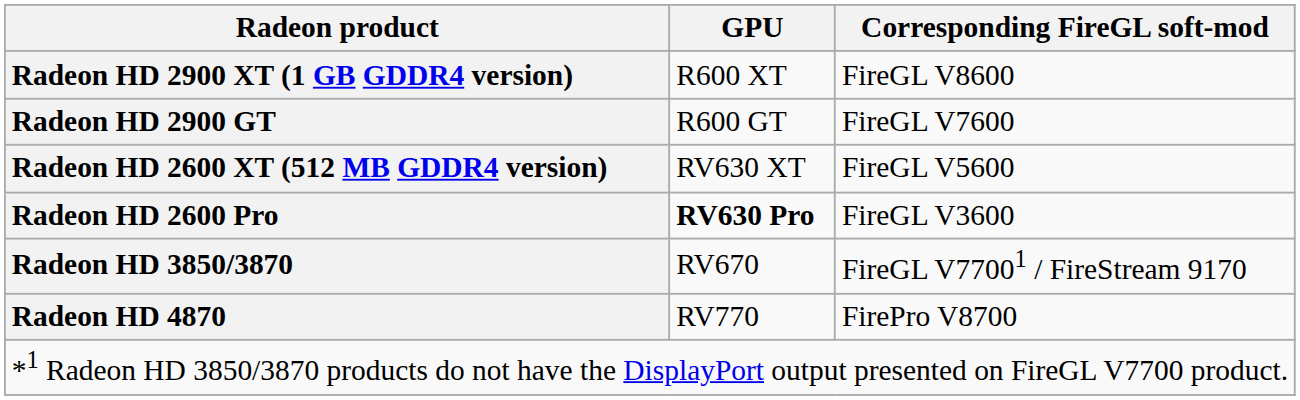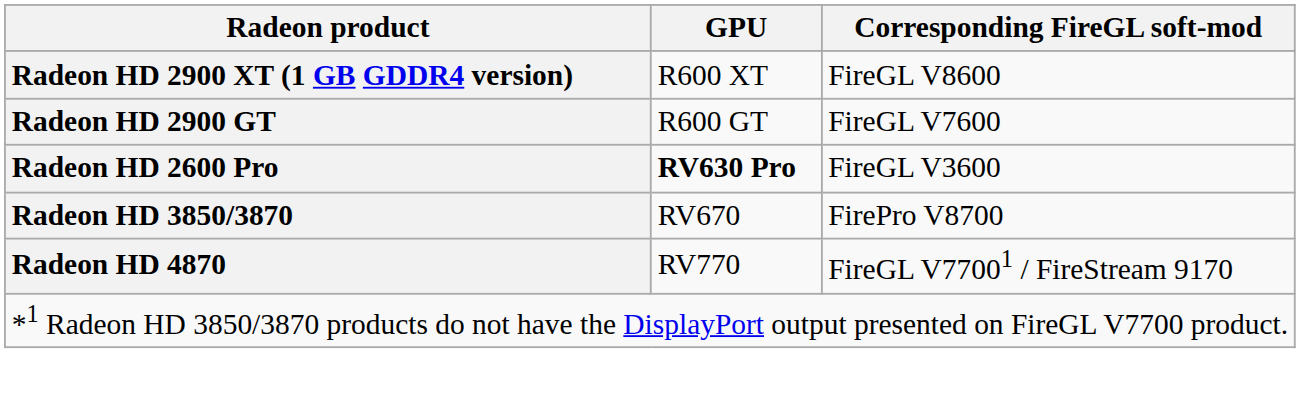- row: (310, 167)
(1044, 265) FireGL V77001 / FireStream 9170 -> (916, 214) FirePro V8700
(930, 315) FirePro V8700 -> (1031, 265) FireGL V77001 / FireStream 9170
